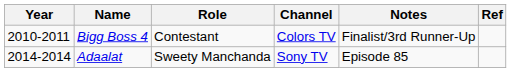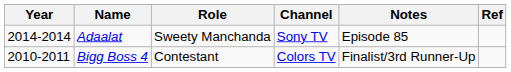rows swapped: (113, 36) <-> (100, 57)
